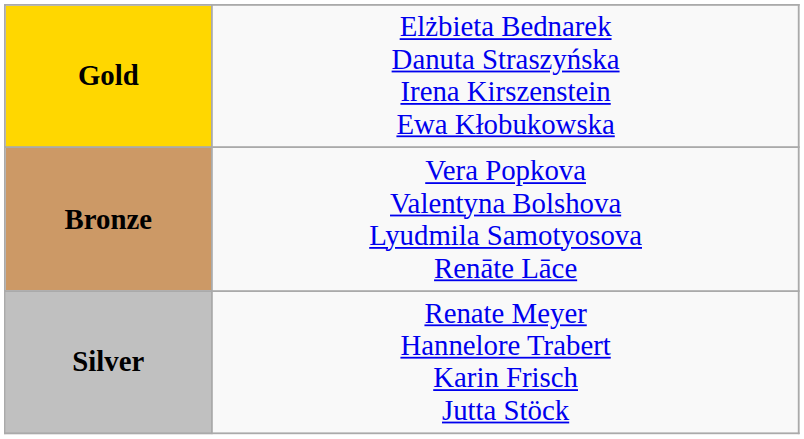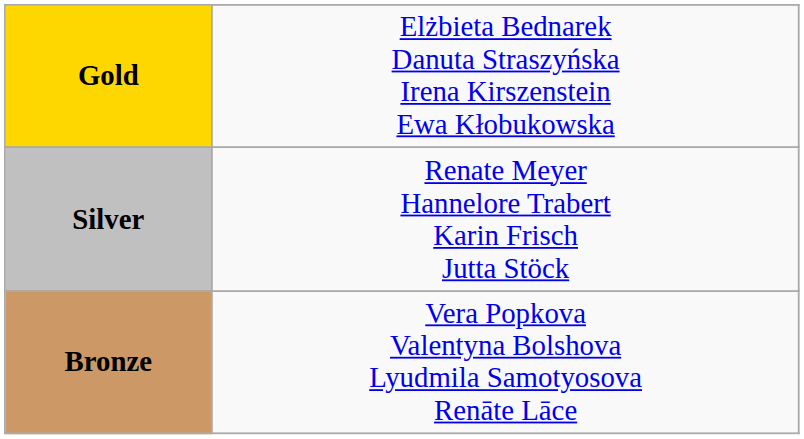rows swapped: (108, 361) <-> (108, 218)
